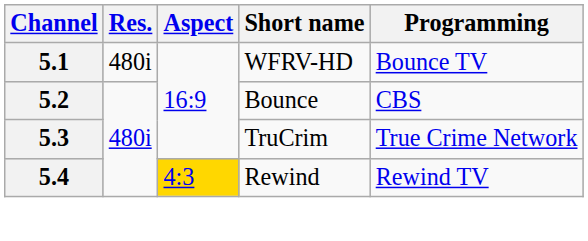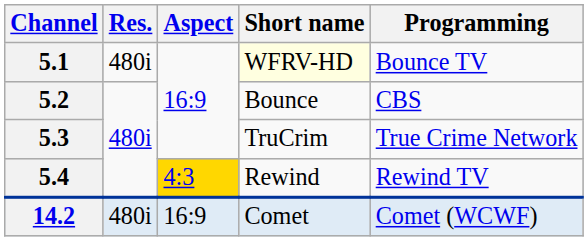(299, 61) no background -> (299, 61) lightyellow background
+ row: (54, 216)
